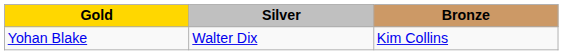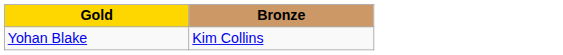- column: (281, 15)
